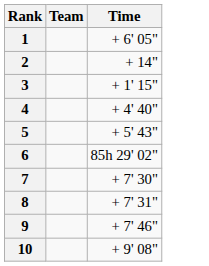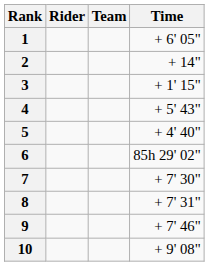+ column: (67, 16)
(135, 109) + 4' 40" -> (178, 109) + 5' 43"
(135, 132) + 5' 43" -> (178, 132) + 4' 40"
